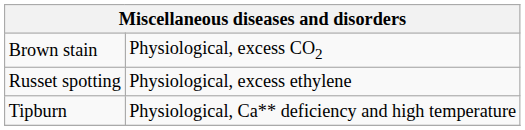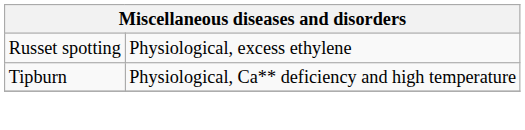- row: (53, 50)
